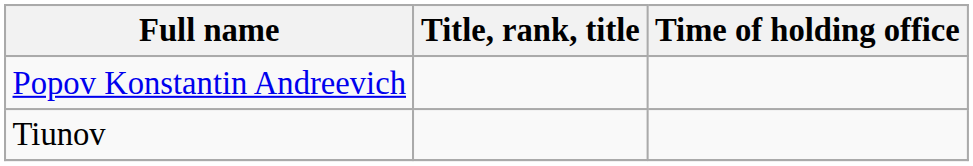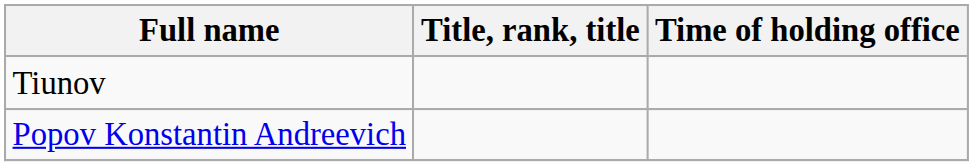rows swapped: (209, 82) <-> (59, 133)
